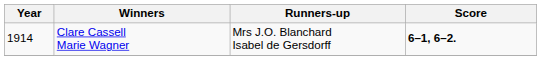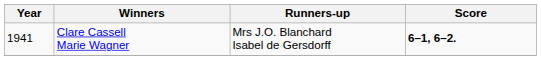(20, 38) 1914 -> (20, 38) 1941
